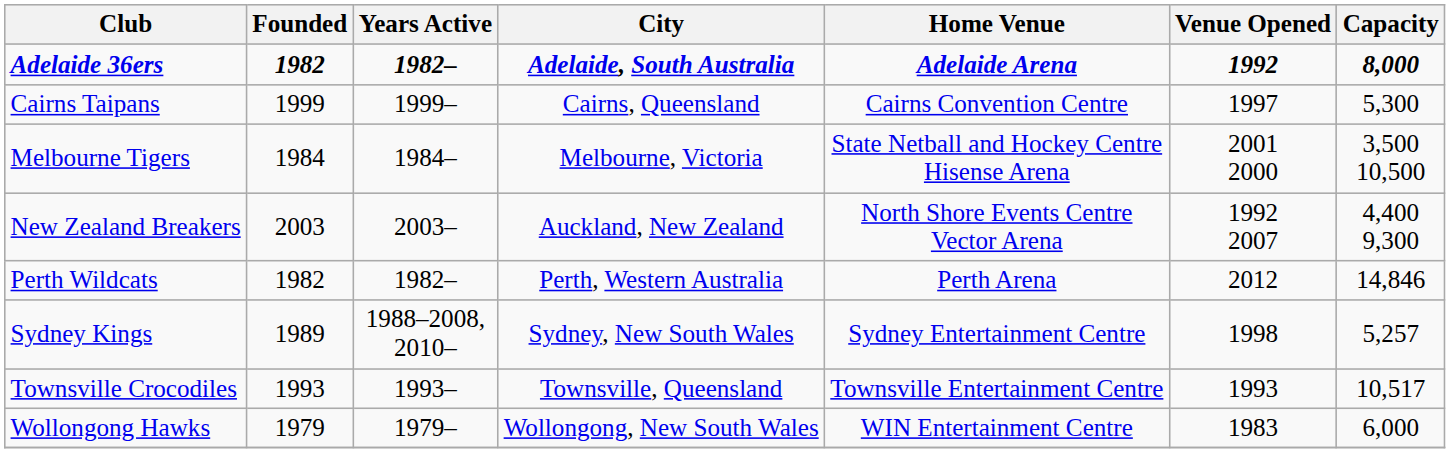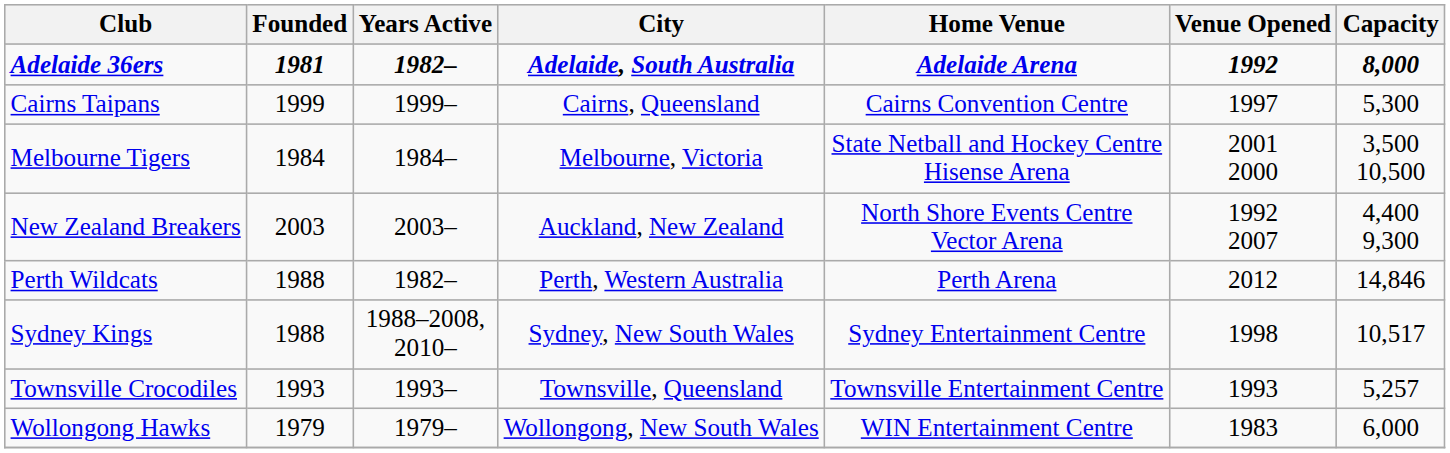(300, 64) 1982 -> (300, 64) 1981
(300, 280) 1982 -> (300, 280) 1988
(300, 334) 1989 -> (300, 334) 1988
(1391, 334) 5,257 -> (1391, 334) 10,517
(1391, 388) 10,517 -> (1391, 388) 5,257
